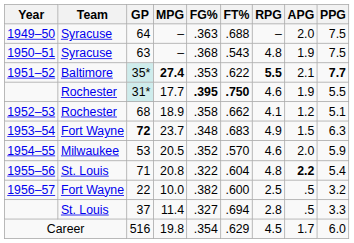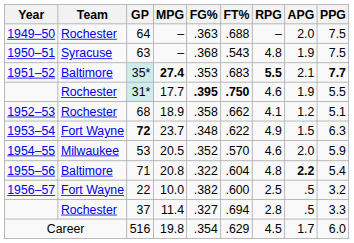(87, 34) Syracuse -> (89, 34) Rochester
(237, 73) .622 -> (237, 73) .683
(237, 131) .683 -> (237, 131) .622
(85, 170) St. Louis -> (87, 170) Baltimore
(85, 209) St. Louis -> (89, 209) Rochester
